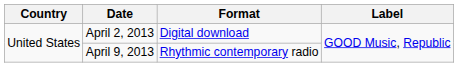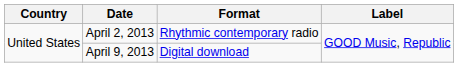(204, 33) Digital download -> (239, 33) Rhythmic contemporary radio
(239, 52) Rhythmic contemporary radio -> (204, 52) Digital download
